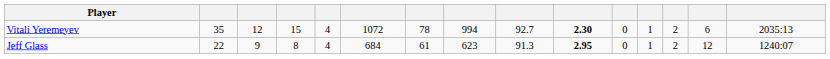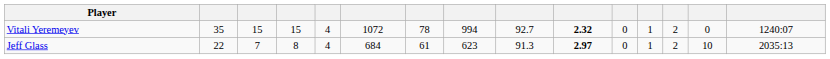(257, 29) 12 -> (257, 29) 15
(583, 29) 2.30 -> (583, 29) 2.32
(707, 29) 6 -> (707, 29) 0
(776, 29) 2035:13 -> (776, 29) 1240:07
(257, 45) 9 -> (257, 45) 7
(583, 45) 2.95 -> (583, 45) 2.97
(707, 45) 12 -> (707, 45) 10
(776, 45) 1240:07 -> (776, 45) 2035:13
